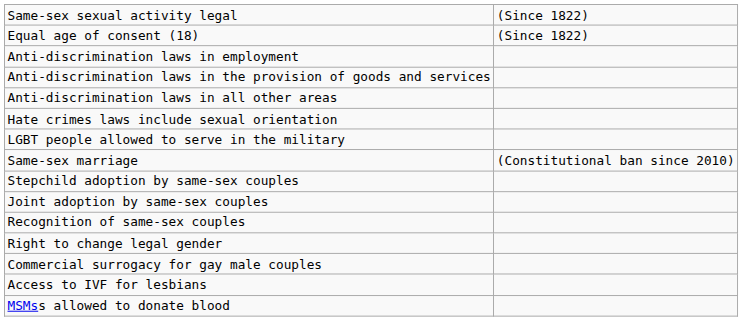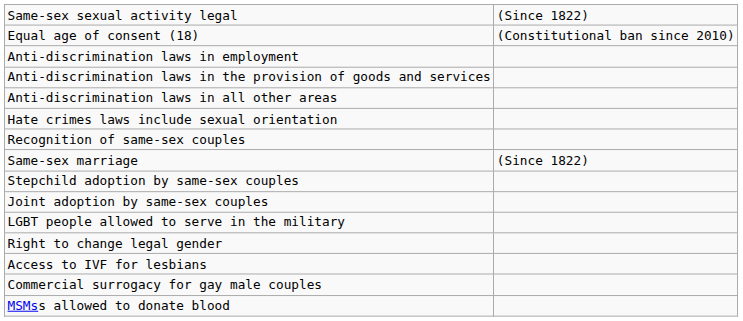(543, 36) (Since 1822) -> (616, 36) (Constitutional ban since 2010)
rows swapped: (126, 223) <-> (176, 139)
(616, 160) (Constitutional ban since 2010) -> (543, 160) (Since 1822)
rows swapped: (107, 285) <-> (165, 264)
